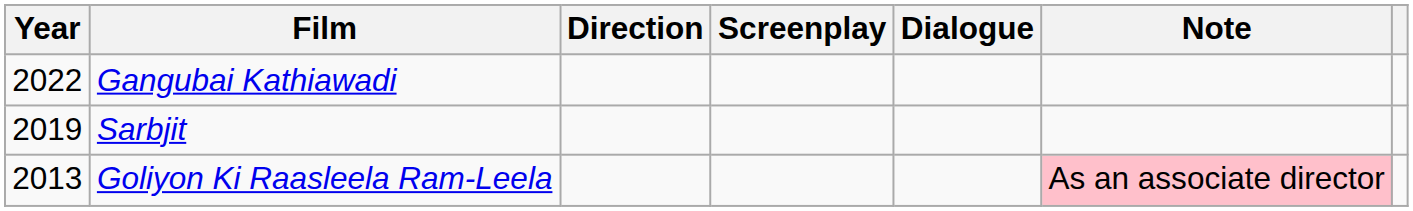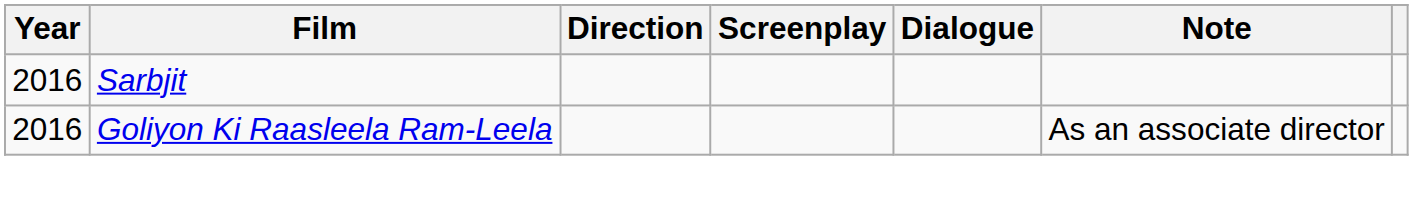- row: (247, 79)
(47, 129) 2019 -> (47, 79) 2016
(47, 179) 2013 -> (47, 129) 2016
(1217, 179) pink background -> (1217, 129) no background
